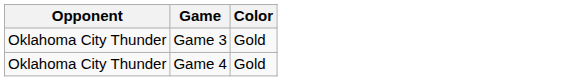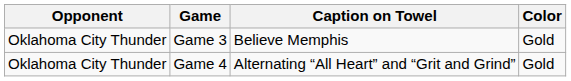+ column: (375, 16)
